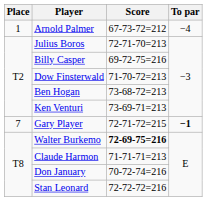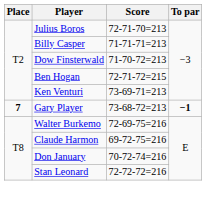- row: (64, 28)
(137, 60) 69-72-75=216 -> (137, 44) 71-71-71=213
(137, 92) 73-68-72=213 -> (137, 76) 72-71-72=215
(18, 124) normal -> (18, 108) bold
(137, 124) 72-71-72=215 -> (137, 108) 73-68-72=213
(138, 140) bold -> (137, 124) normal
(137, 156) 71-71-71=213 -> (137, 140) 69-72-75=216
